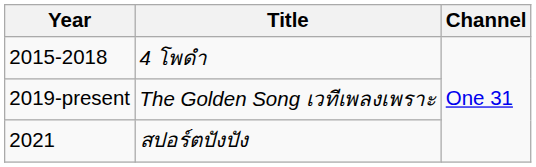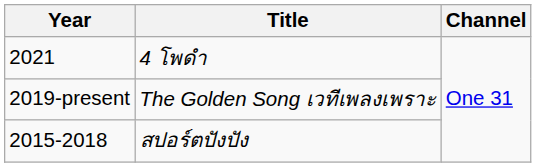(58, 57) 2015-2018 -> (32, 57) 2021
(32, 140) 2021 -> (58, 140) 2015-2018
